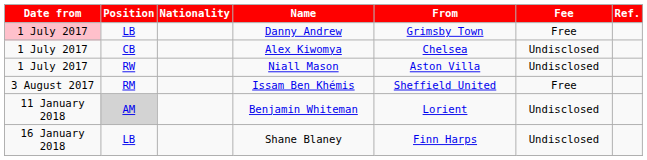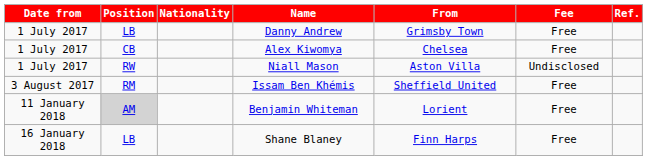(53, 31) pink background -> (53, 31) no background
(564, 49) Undisclosed -> (564, 49) Free
(564, 109) Undisclosed -> (564, 109) Free
(564, 140) Undisclosed -> (564, 140) Free
